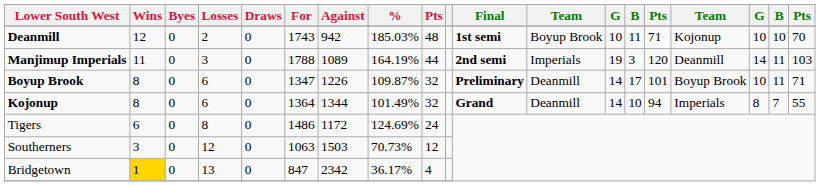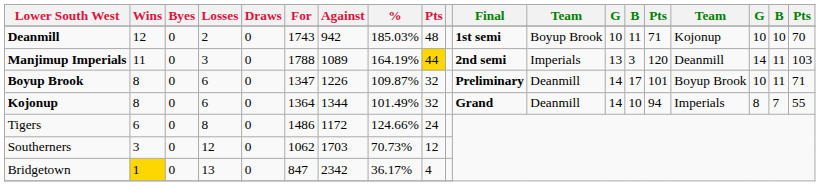(432, 59) no background -> (432, 59) gold background
(615, 59) 19 -> (615, 59) 13
(395, 125) 124.69% -> (395, 125) 124.66%
(301, 147) 1063 -> (301, 147) 1062
(334, 147) 1503 -> (334, 147) 1703
